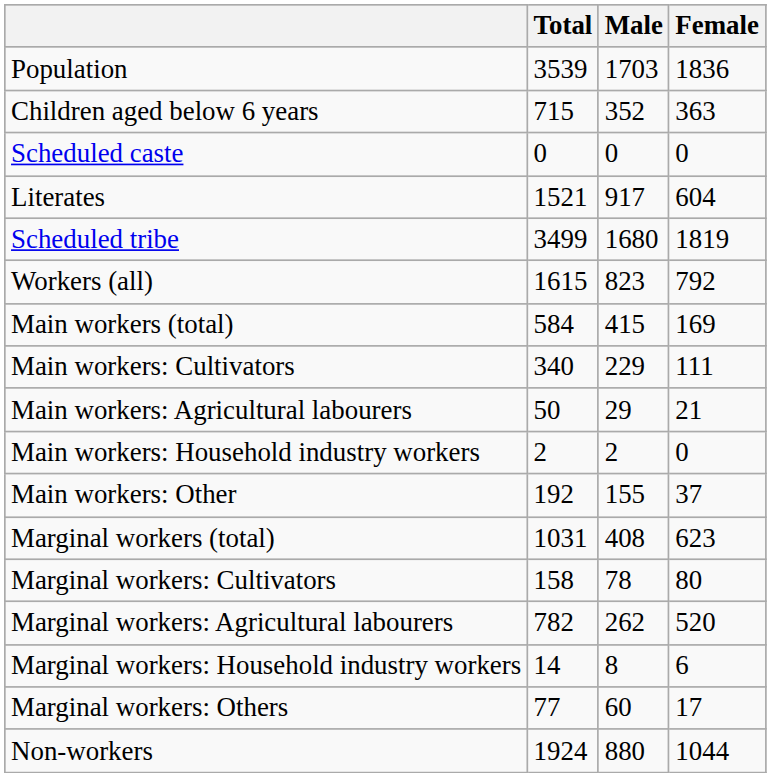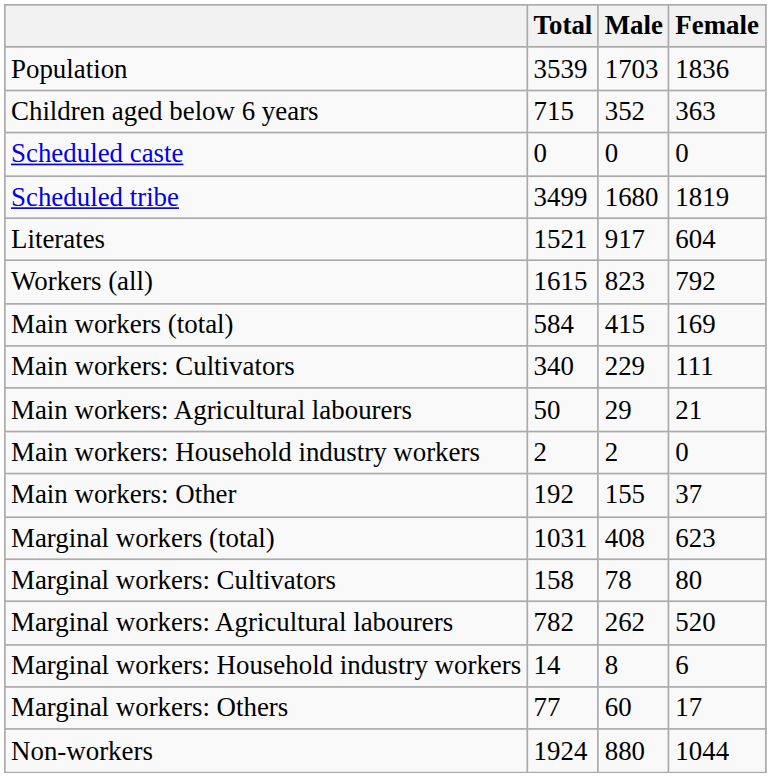rows swapped: (95, 238) <-> (58, 196)
